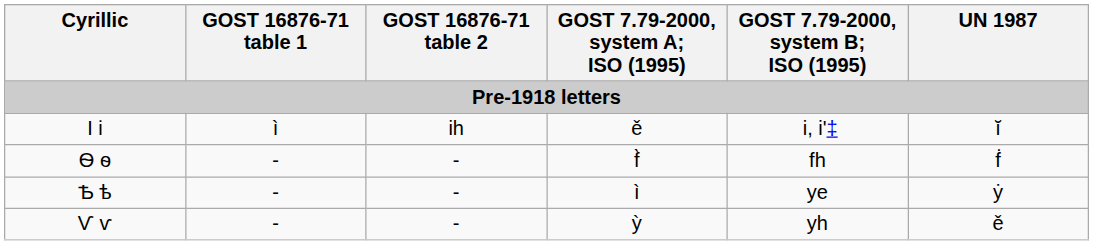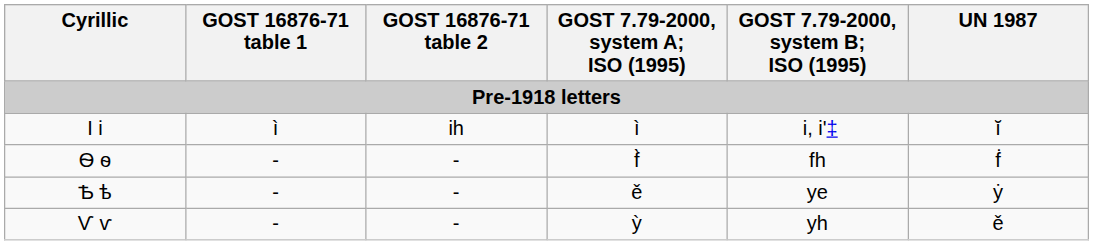(637, 128) ě -> (637, 128) ì
(637, 192) ì -> (637, 192) ě
